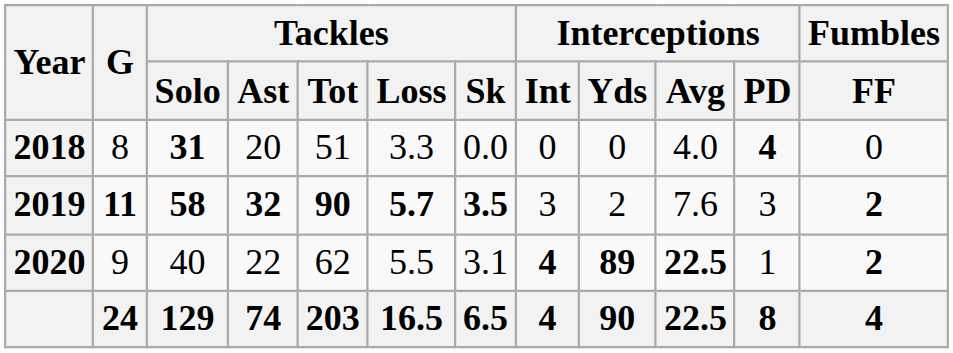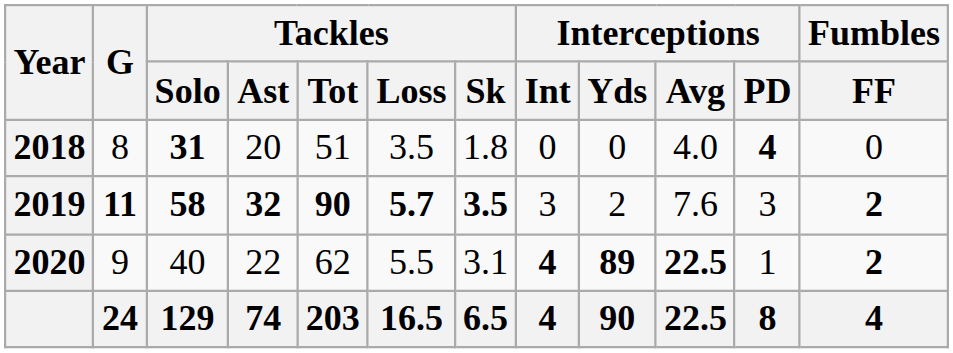(411, 147) 3.3 -> (411, 147) 3.5
(486, 147) 0.0 -> (486, 147) 1.8
